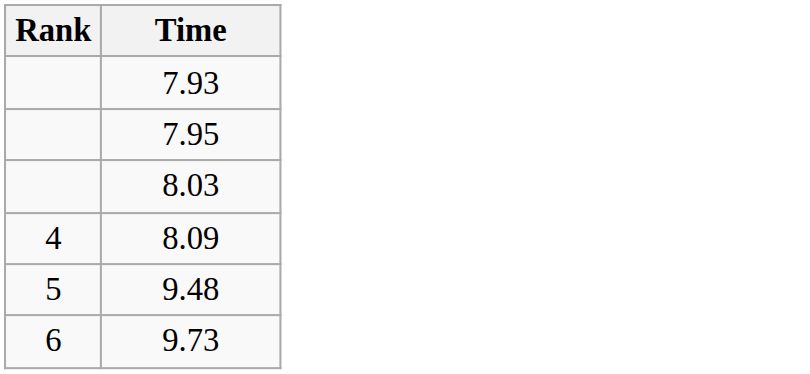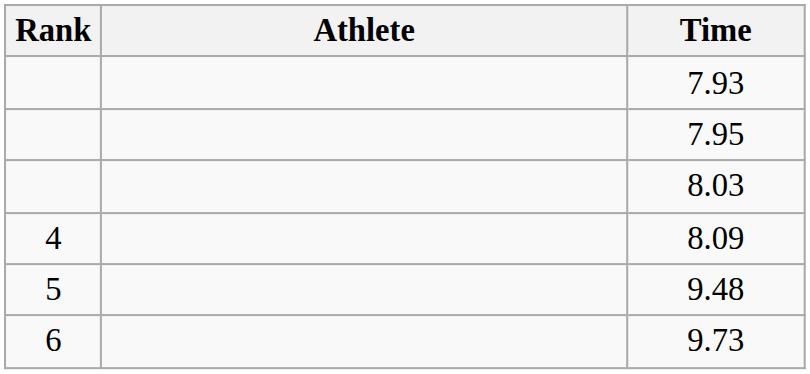+ column: (364, 30)
